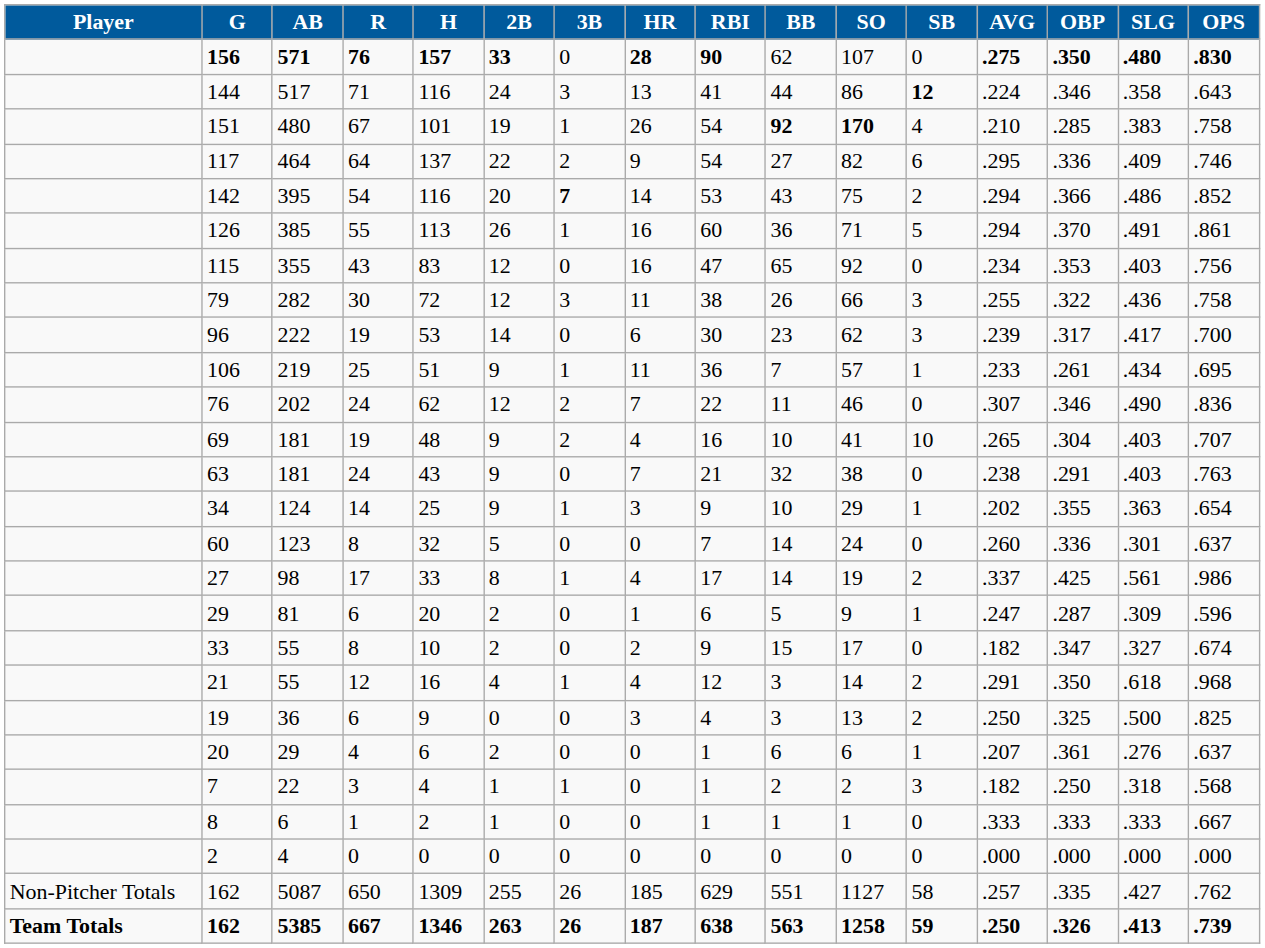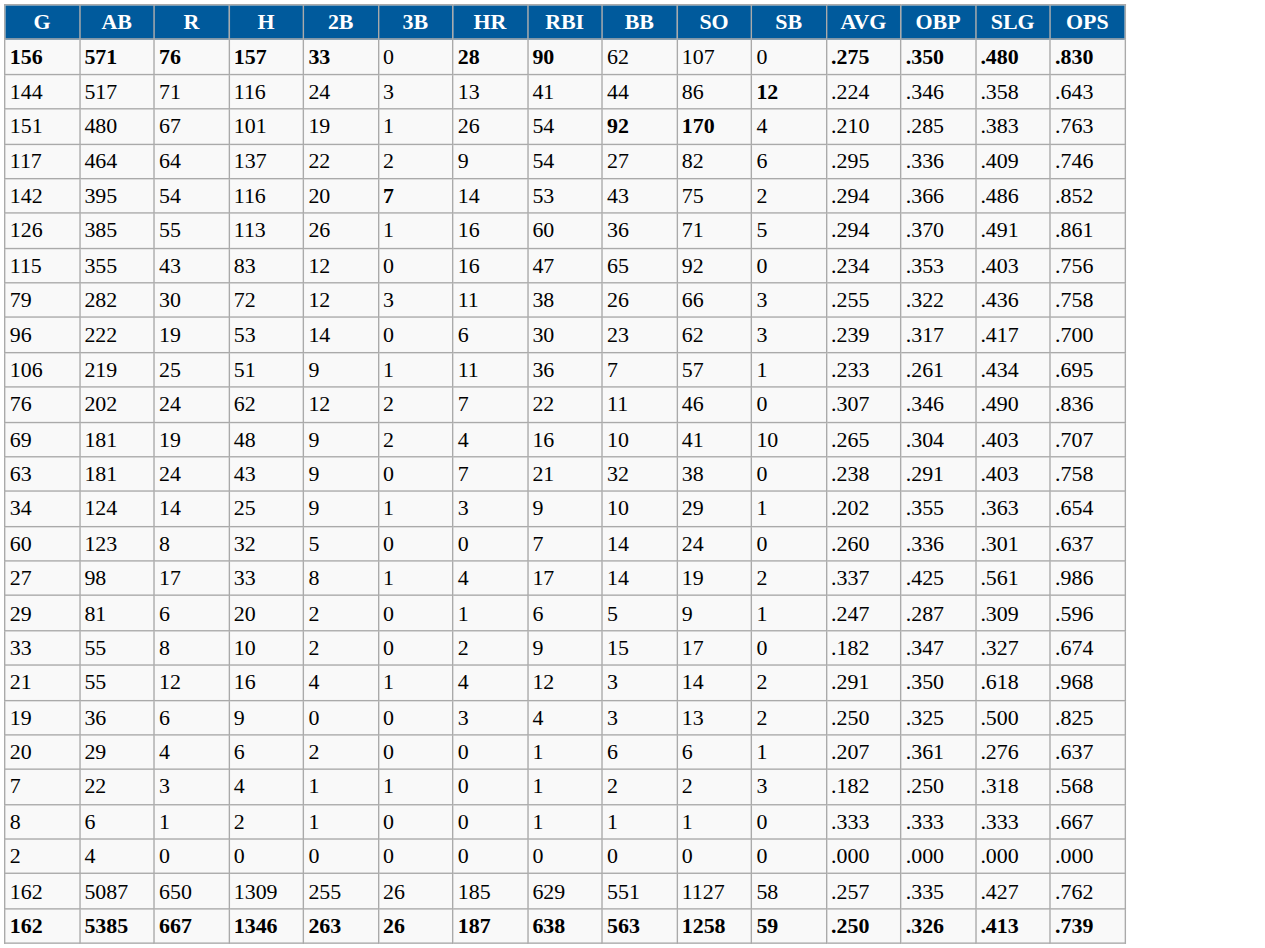- column: (103, 21)
(1212, 126) .758 -> (1074, 126) .763
(1212, 473) .763 -> (1074, 473) .758
